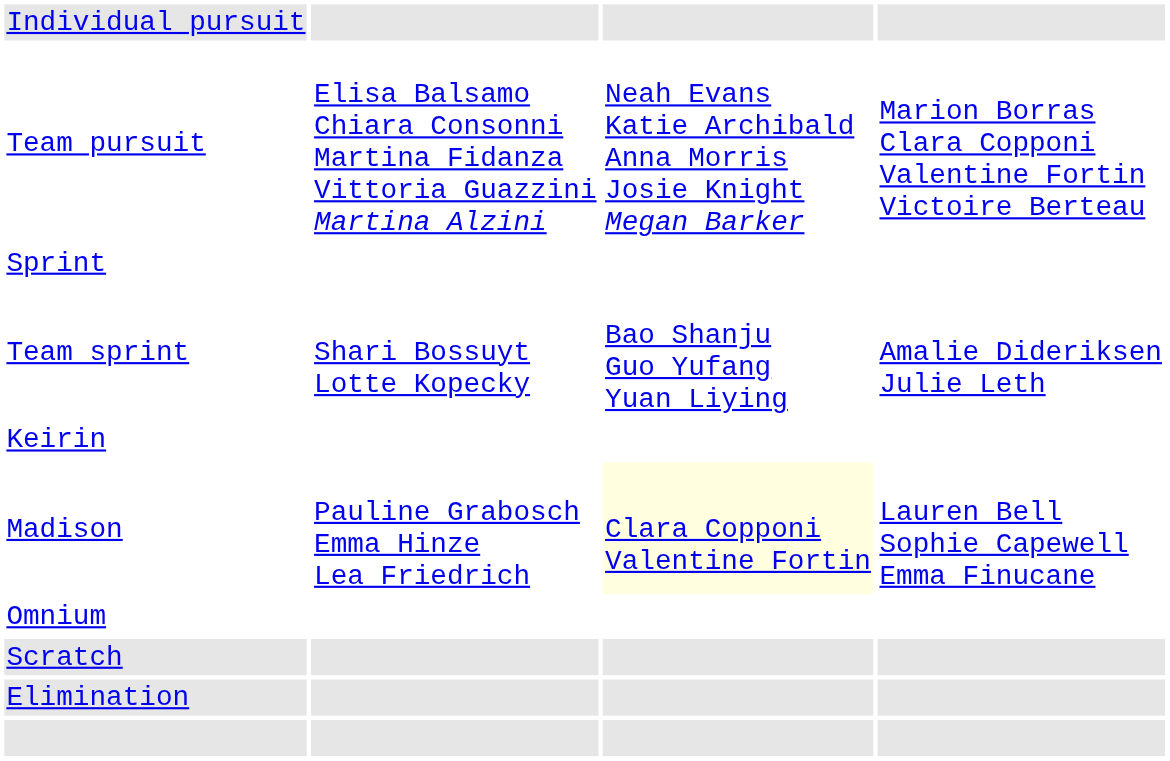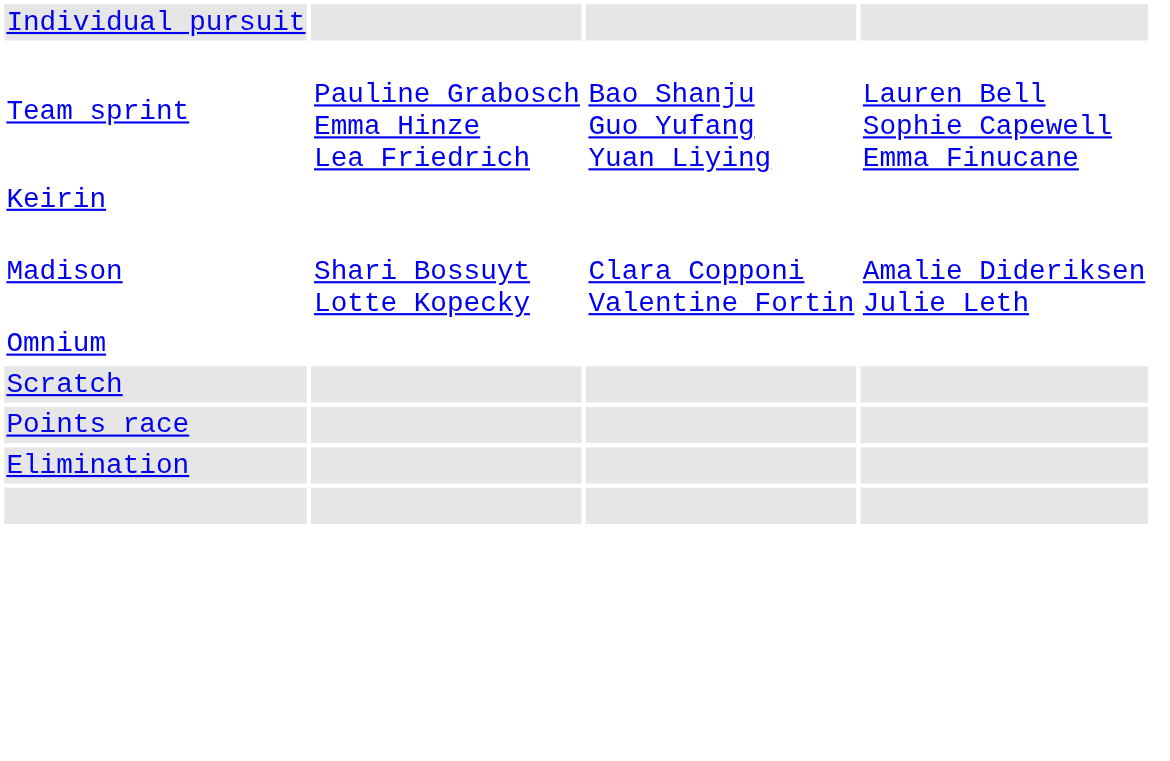- row: (106, 143)
- row: (56, 263)
(422, 367) Shari Bossuyt Lotte Kopecky -> (447, 127) Pauline Grabosch Emma Hinze Lea Friedrich
(1021, 367) Amalie Dideriksen Julie Leth -> (987, 127) Lauren Bell Sophie Capewell Emma Finucane
(447, 544) Pauline Grabosch Emma Hinze Lea Friedrich -> (422, 288) Shari Bossuyt Lotte Kopecky
(738, 544) lightyellow background -> (721, 288) no background
(1004, 544) Lauren Bell Sophie Capewell Emma Finucane -> (1004, 288) Amalie Dideriksen Julie Leth
+ row: (98, 425)
